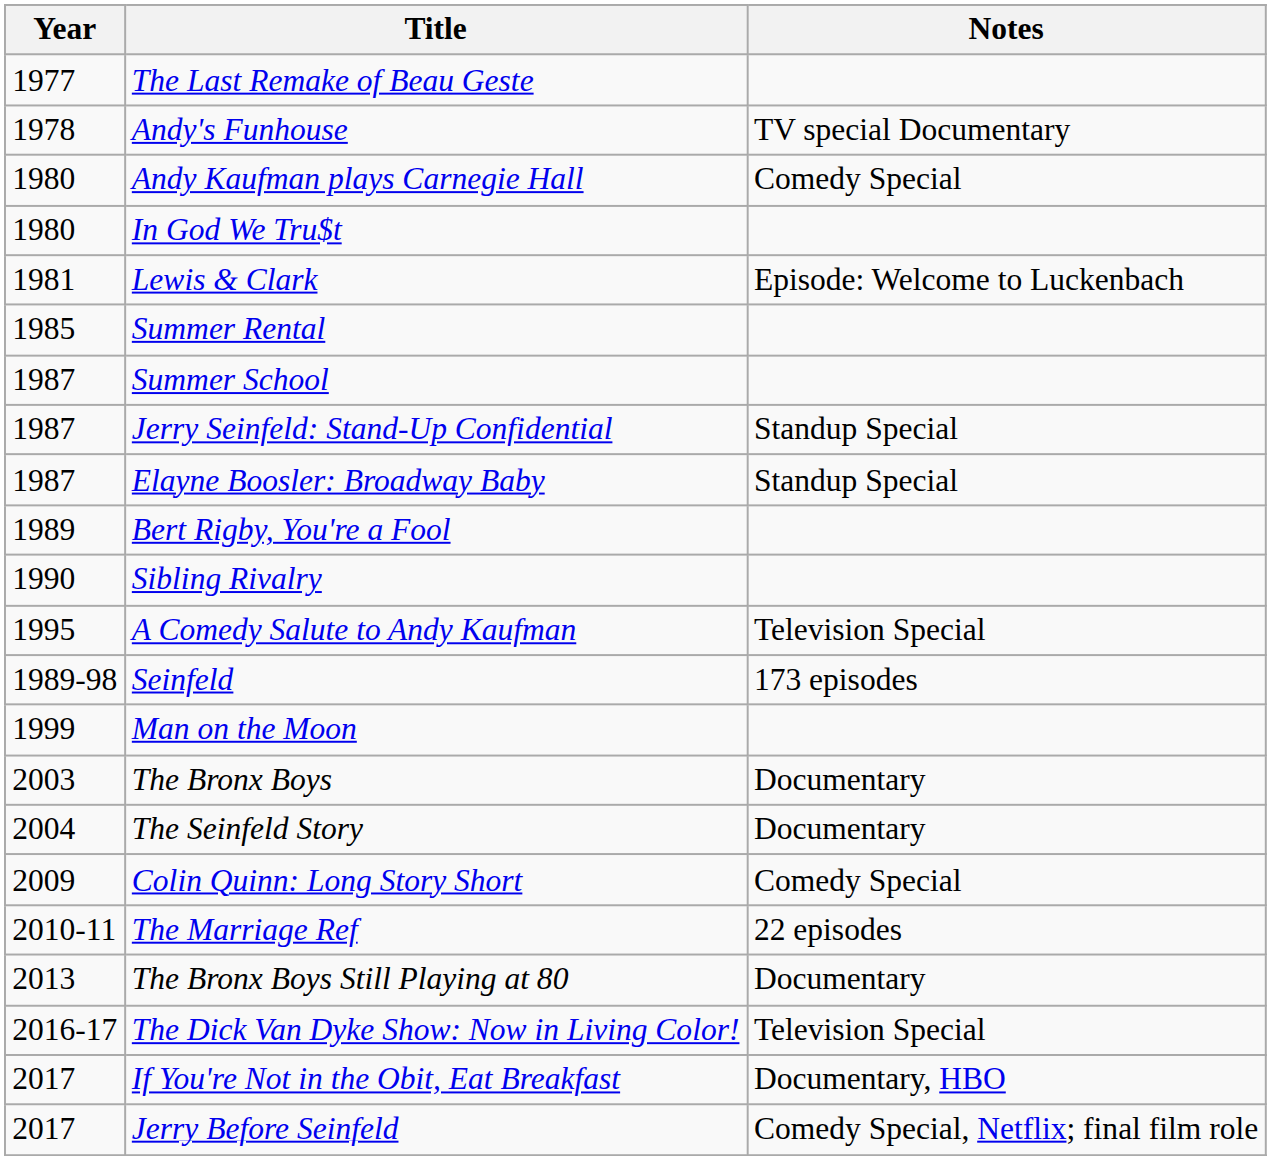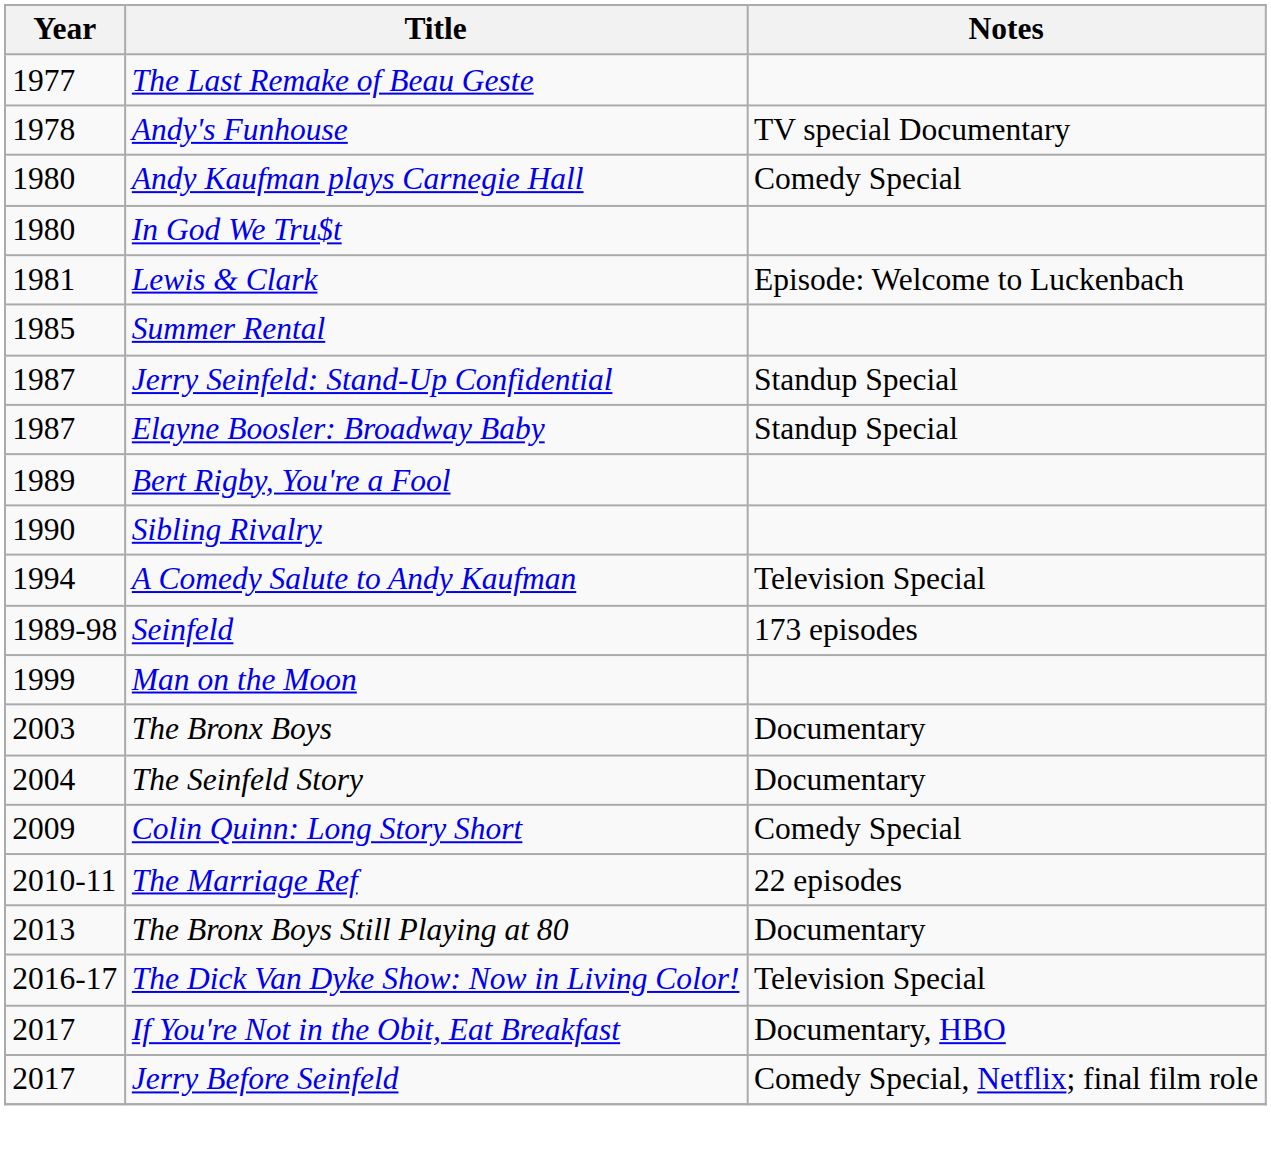- row: (230, 379)
(44, 629) 1995 -> (44, 579) 1994
